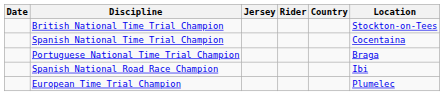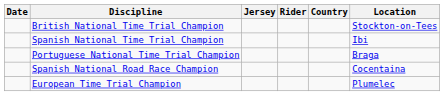(379, 40) Cocentaina -> (360, 40) Ibi
(360, 69) Ibi -> (379, 69) Cocentaina
